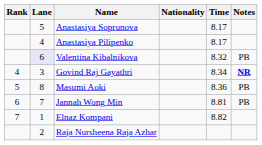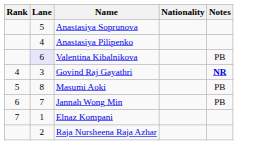- column: (219, 12)
